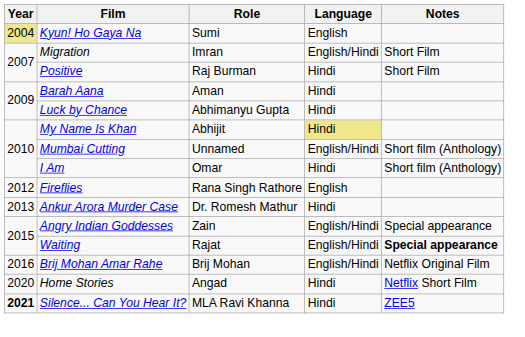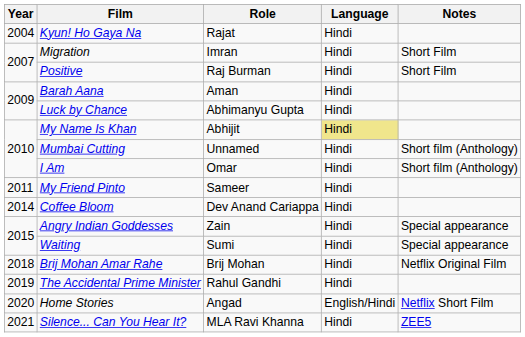(21, 33) khaki background -> (21, 33) no background
(206, 33) Sumi -> (221, 33) Rajat
(328, 33) English -> (338, 33) Hindi
(343, 52) English/Hindi -> (338, 52) Hindi
(343, 149) English/Hindi -> (338, 149) Hindi
+ row: (82, 187)
- row: (61, 187)
- row: (109, 206)
+ row: (77, 206)
(343, 226) English/Hindi -> (338, 226) Hindi
(206, 245) Rajat -> (220, 245) Sumi
(343, 245) English/Hindi -> (338, 245) Hindi
(441, 245) bold -> (455, 245) normal
(21, 264) 2016 -> (21, 264) 2018
(343, 264) English/Hindi -> (338, 264) Hindi
+ row: (120, 284)
(322, 284) Hindi -> (360, 303) English/Hindi
(21, 303) bold -> (21, 322) normal
